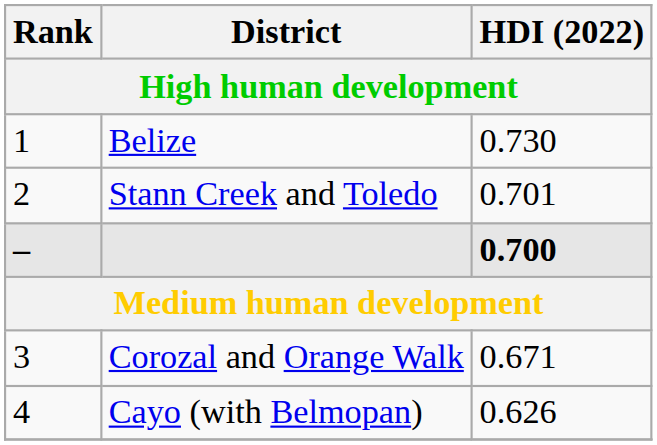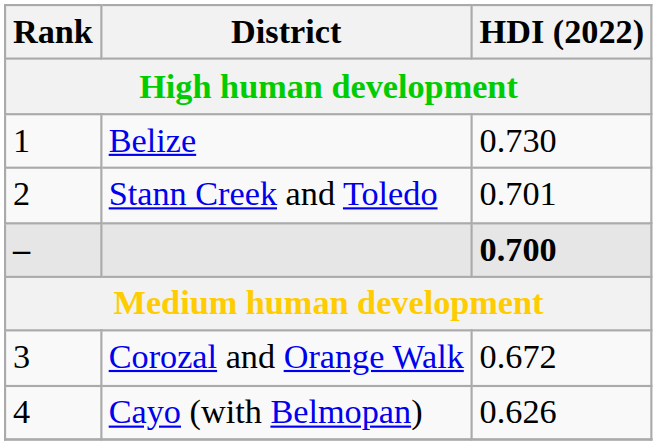(518, 357) 0.671 -> (518, 357) 0.672
